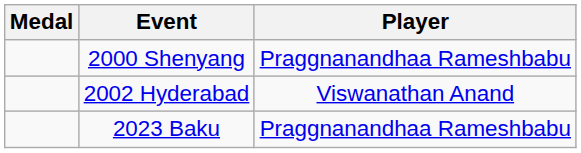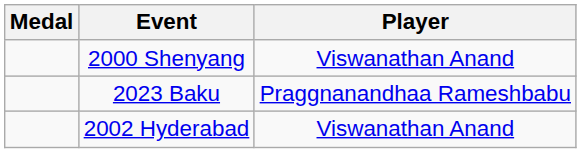(415, 57) Praggnanandhaa Rameshbabu -> (415, 57) Viswanathan Anand
rows swapped: (166, 93) <-> (166, 128)
